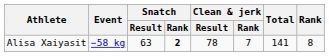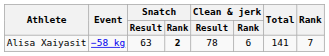(248, 43) 7 -> (248, 43) 6
(310, 43) 8 -> (310, 43) 7
